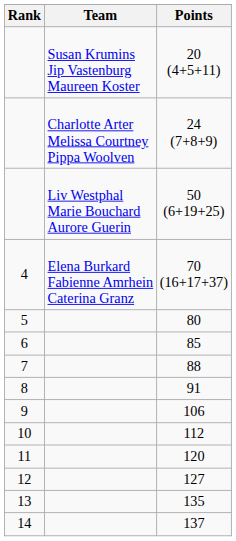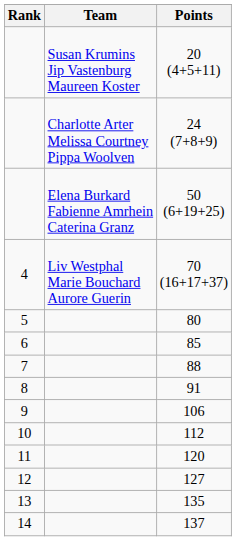(94, 211) Liv Westphal Marie Bouchard Aurore Guerin -> (100, 211) Elena Burkard Fabienne Amrhein Caterina Granz
(100, 282) Elena Burkard Fabienne Amrhein Caterina Granz -> (94, 282) Liv Westphal Marie Bouchard Aurore Guerin
